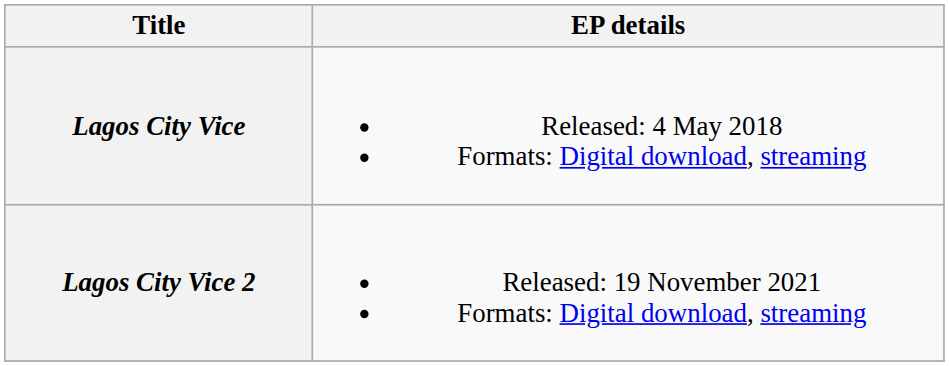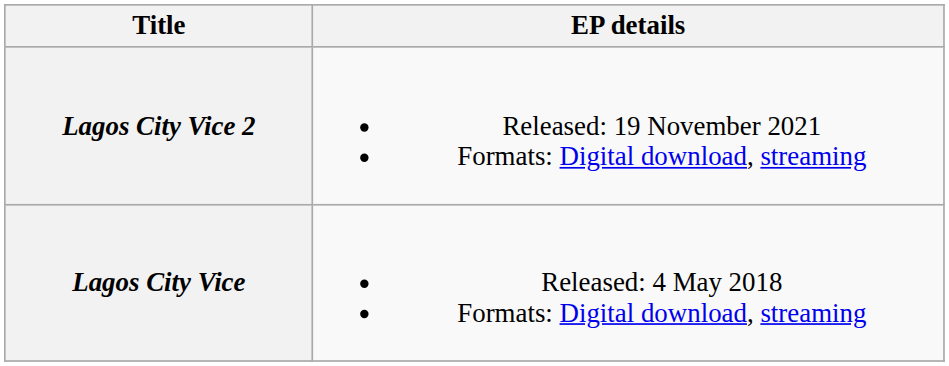rows swapped: (159, 125) <-> (159, 282)
